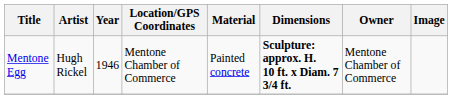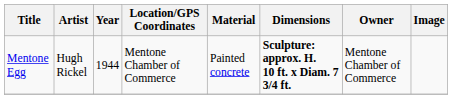(107, 65) 1946 -> (107, 65) 1944
